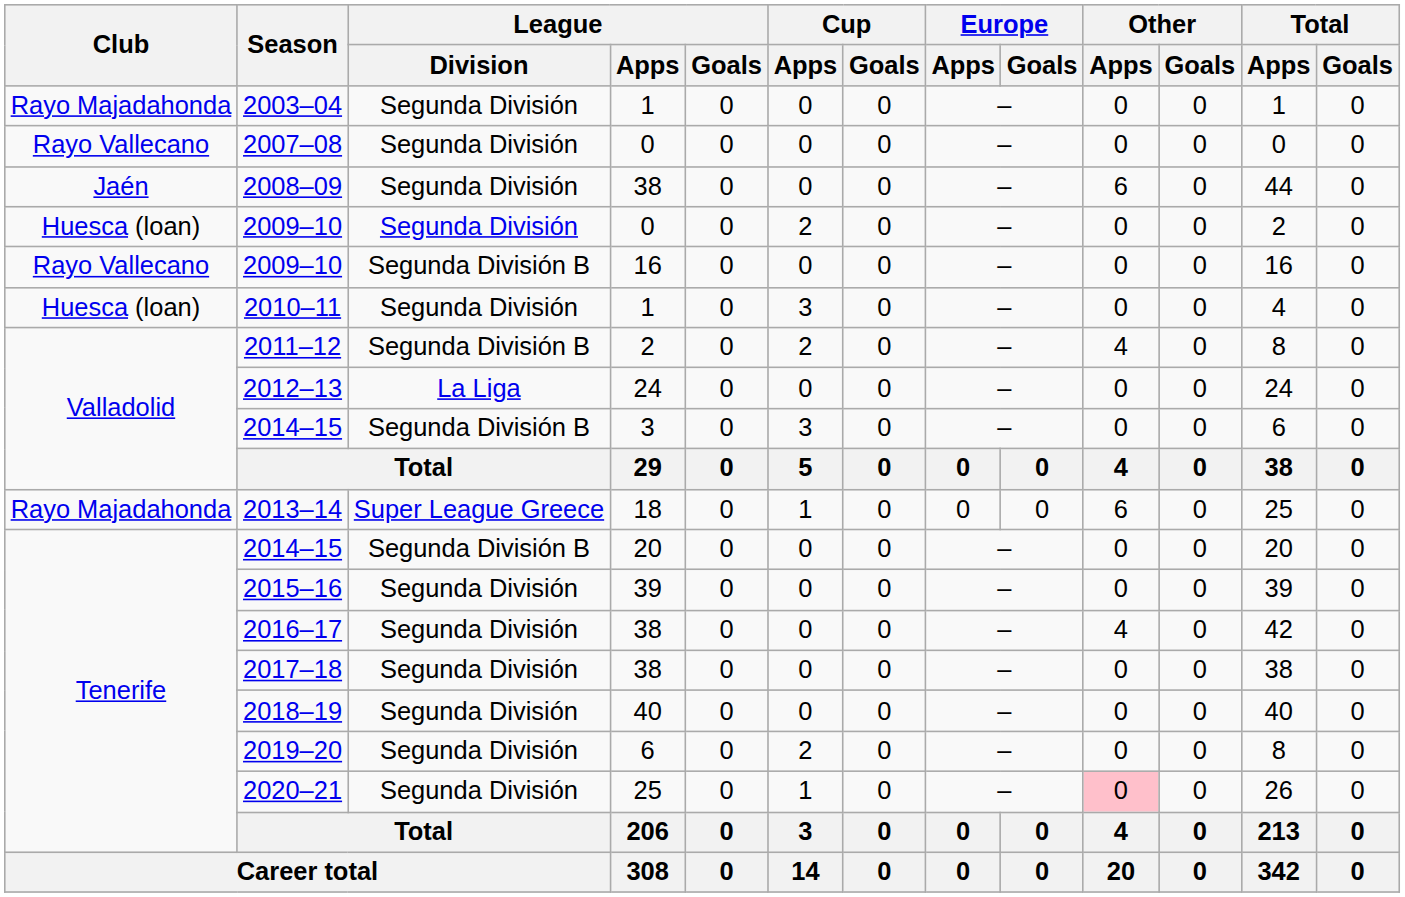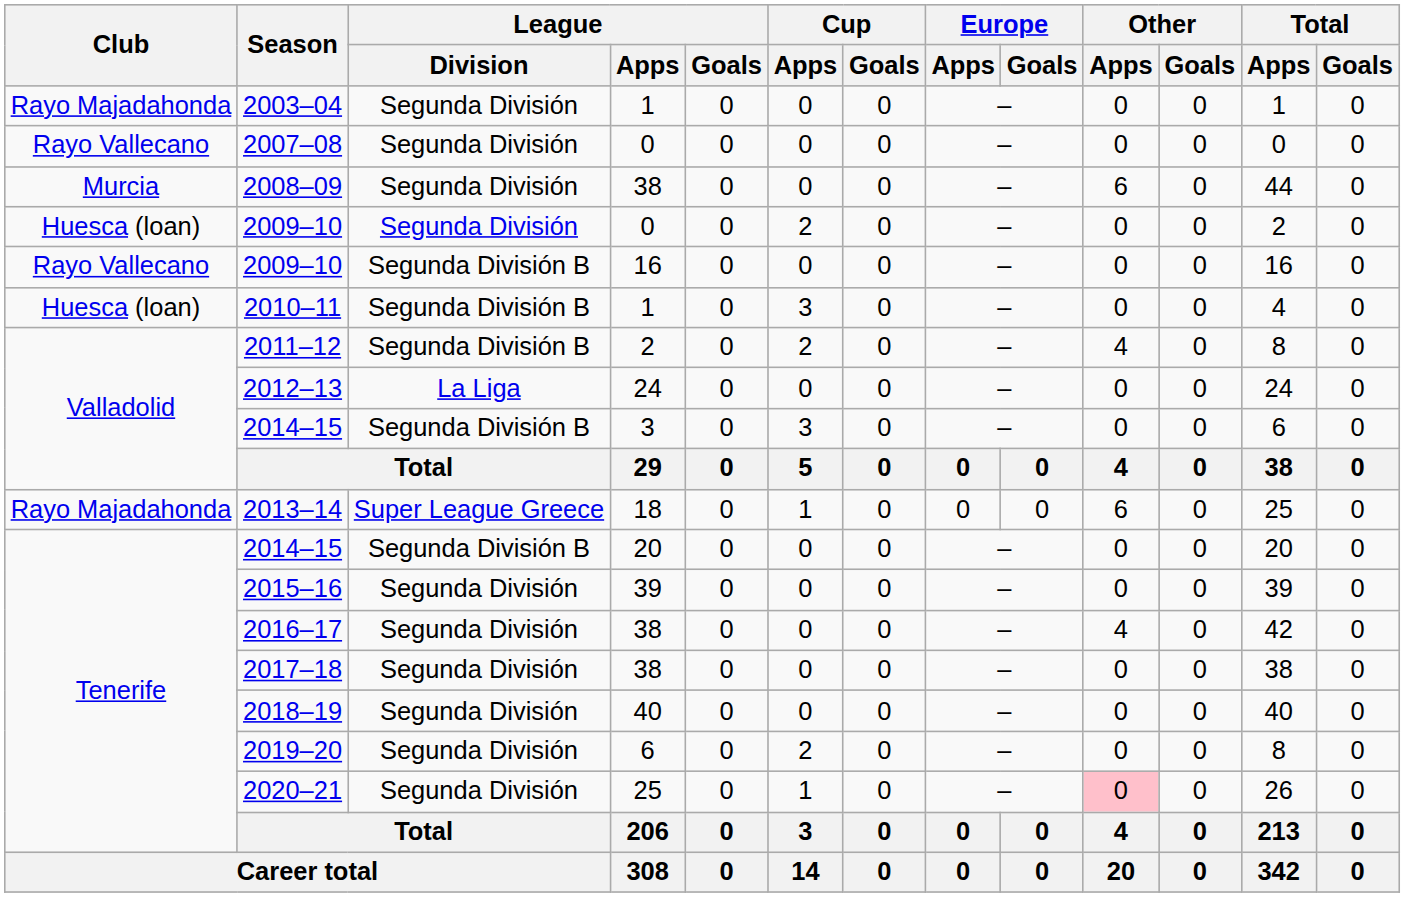(121, 186) Jaén -> (121, 186) Murcia
(479, 307) Segunda División -> (479, 307) Segunda División B
